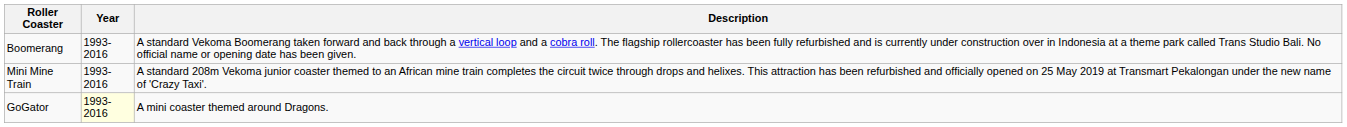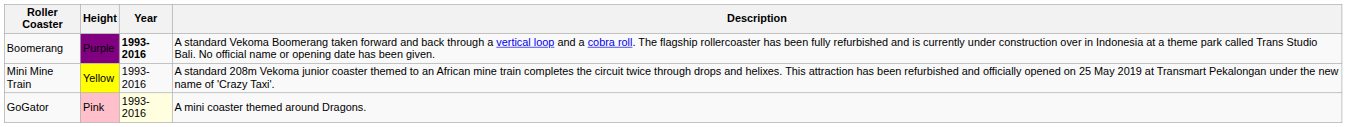+ column: (100, 19)
(97, 48) normal -> (136, 48) bold
